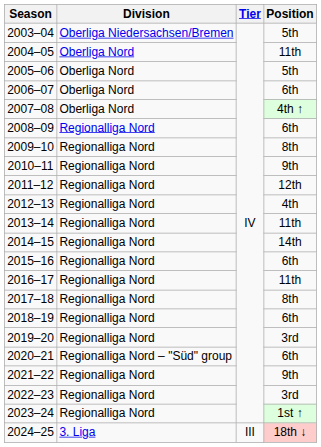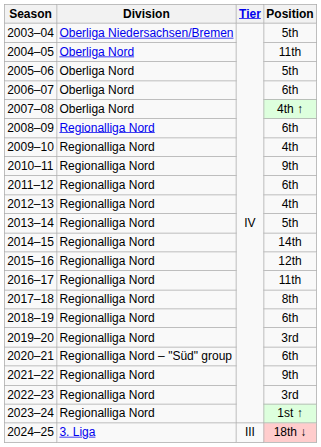(290, 147) 8th -> (290, 147) 4th
(290, 185) 12th -> (290, 185) 6th
(290, 223) 11th -> (290, 223) 5th
(290, 261) 6th -> (290, 261) 12th
